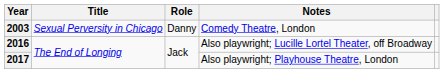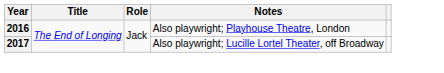- row: (18, 28)
(317, 44) Also playwright; Lucille Lortel Theater, off Broadway -> (251, 28) Also playwright; Playhouse Theatre, London
(300, 60) Also playwright; Playhouse Theatre, London -> (268, 44) Also playwright; Lucille Lortel Theater, off Broadway
